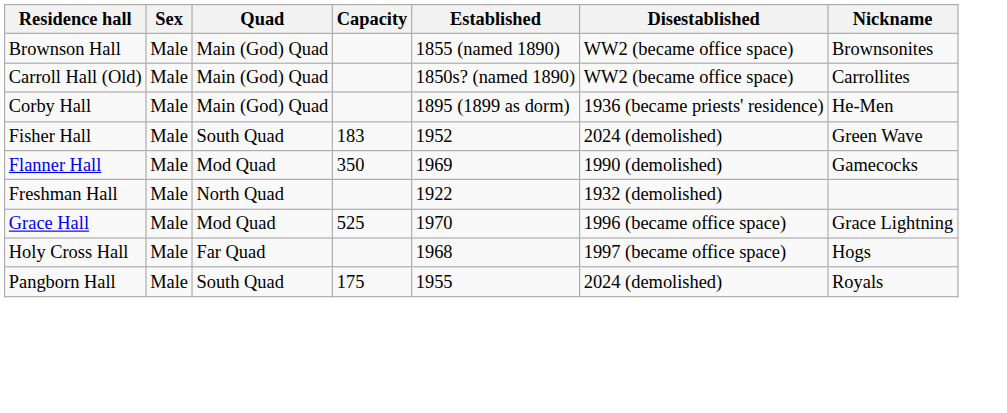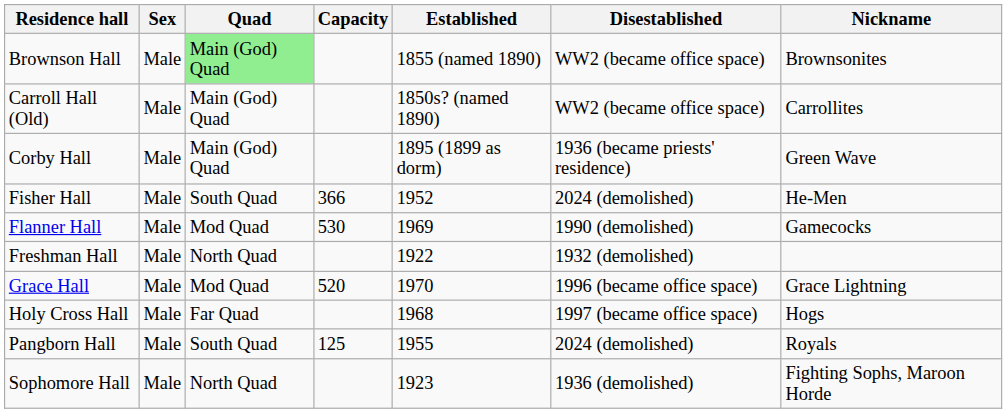(262, 48) no background -> (233, 58) lightgreen background
(863, 106) He-Men -> (831, 158) Green Wave
(351, 135) 183 -> (331, 197) 366
(877, 135) Green Wave -> (816, 197) He-Men
(351, 164) 350 -> (331, 227) 530
(351, 223) 525 -> (331, 285) 520
(351, 281) 175 -> (331, 343) 125
+ row: (69, 383)
